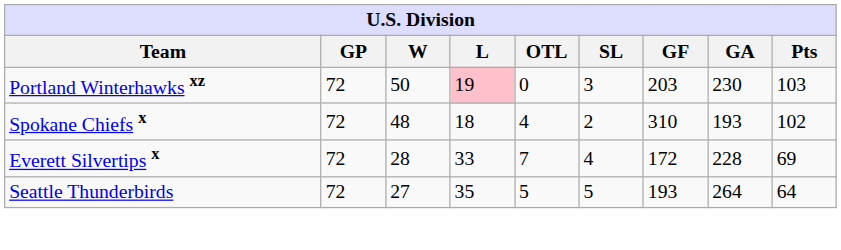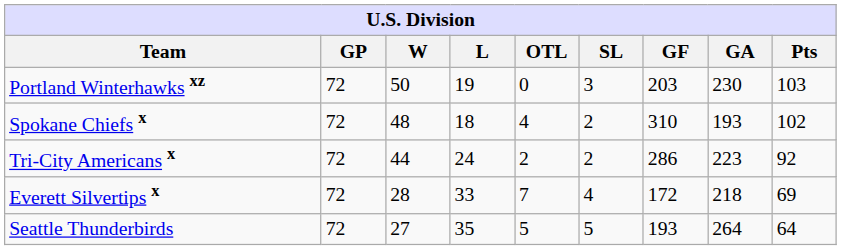(464, 85) pink background -> (464, 85) no background
+ row: (92, 158)
(727, 158) 228 -> (727, 194) 218
